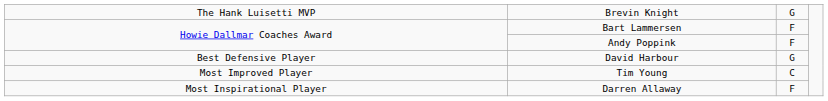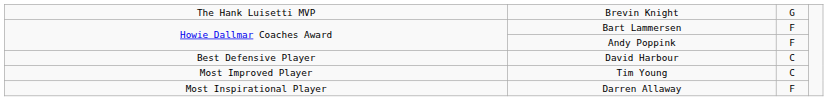(792, 58) G -> (792, 58) C
